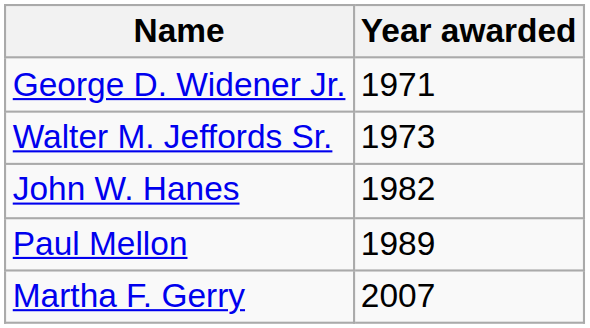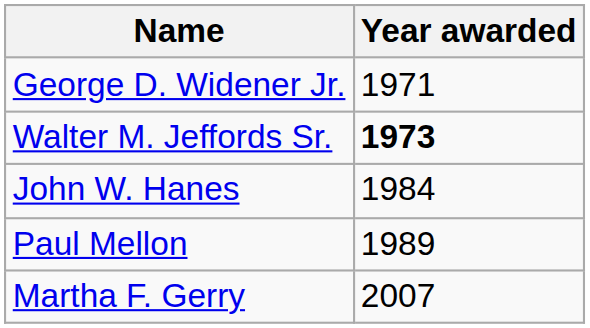(398, 137) normal -> (398, 137) bold
(398, 190) 1982 -> (398, 190) 1984
